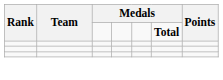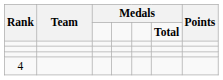+ row: (20, 66)
